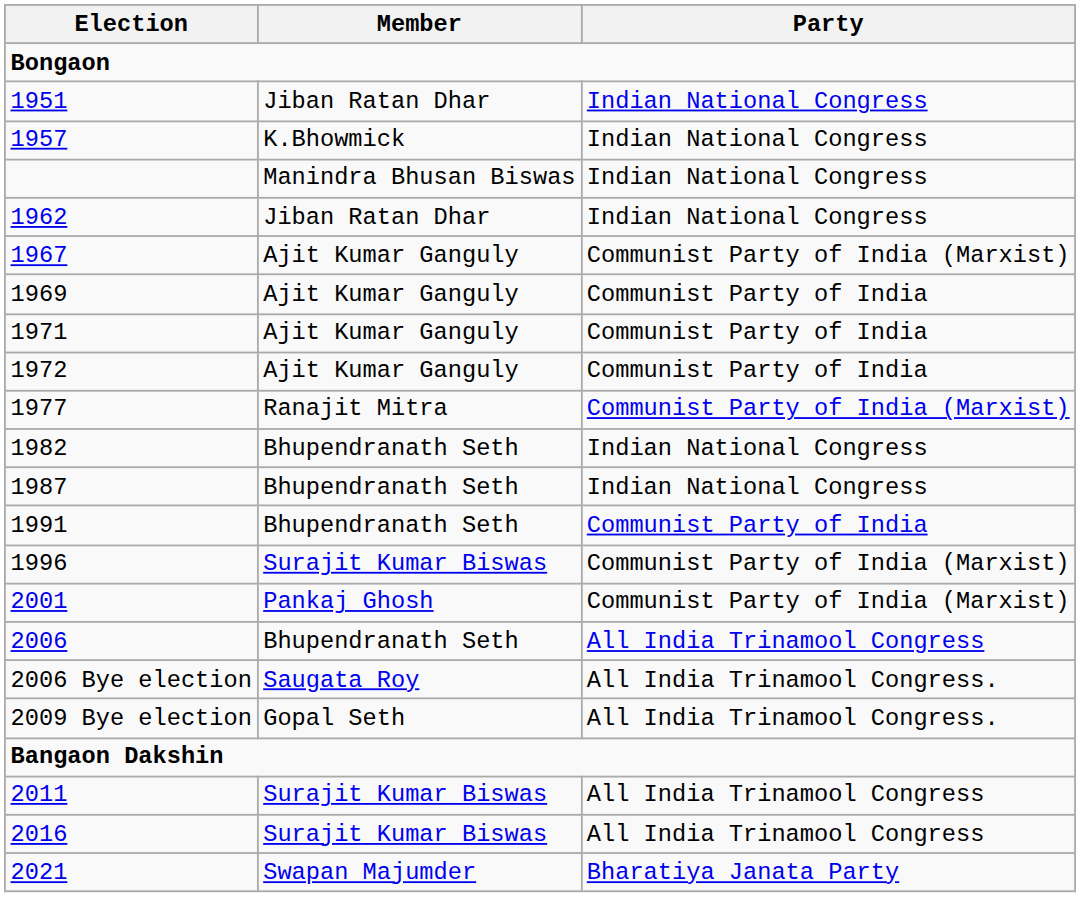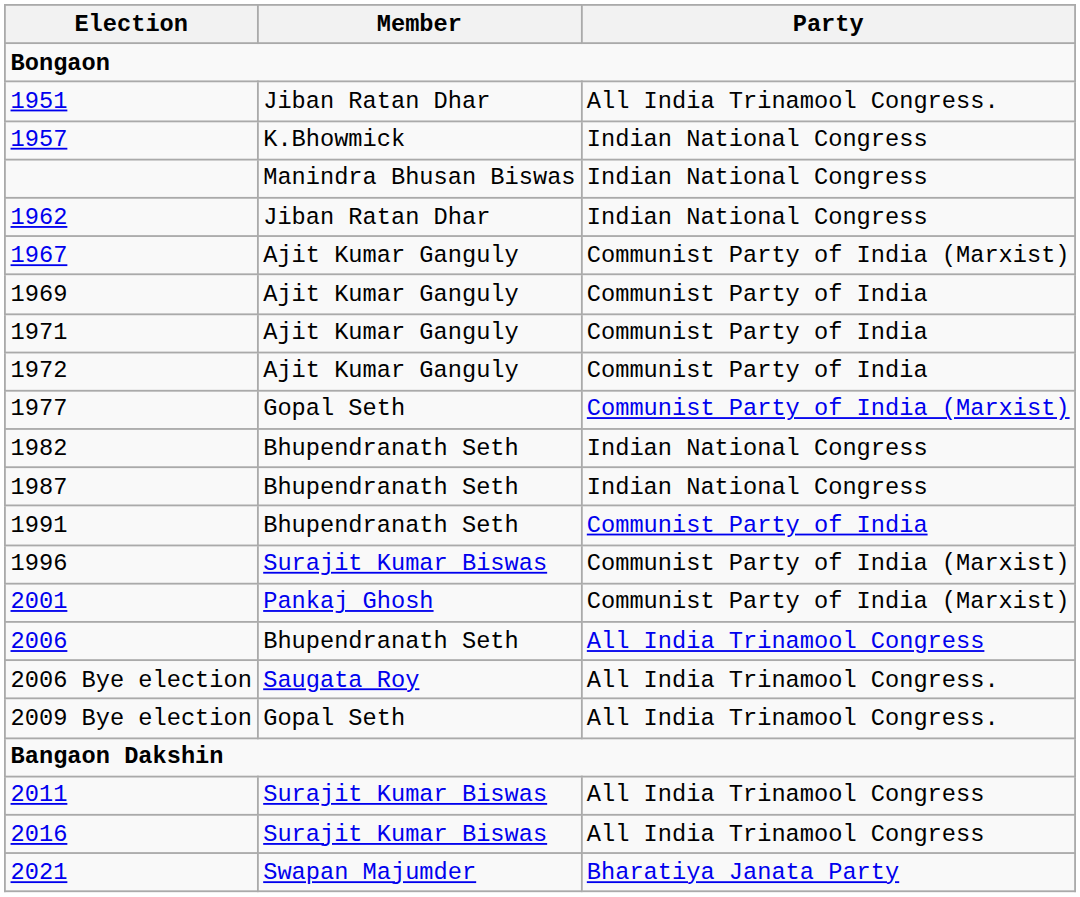(757, 101) Indian National Congress -> (793, 101) All India Trinamool Congress.
(355, 410) Ranajit Mitra -> (334, 410) Gopal Seth
